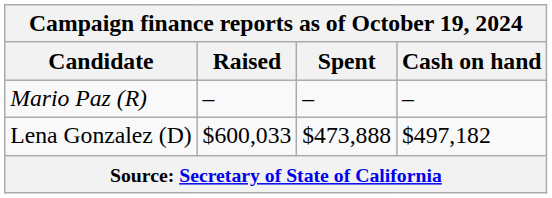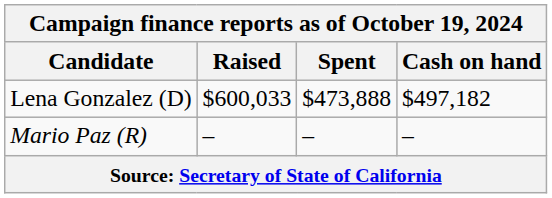rows swapped: (101, 135) <-> (79, 98)
